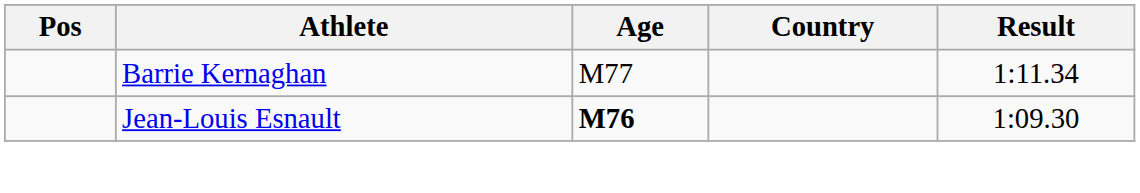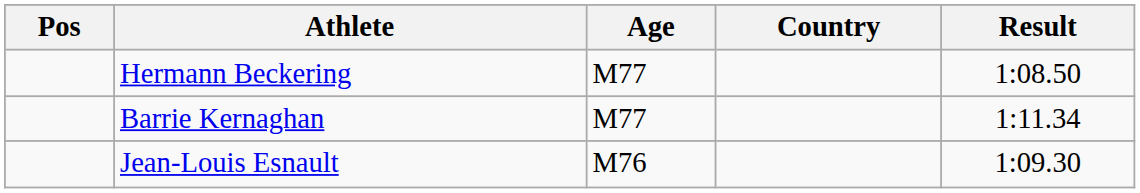+ row: (236, 72)
(607, 118) bold -> (620, 163) normal
